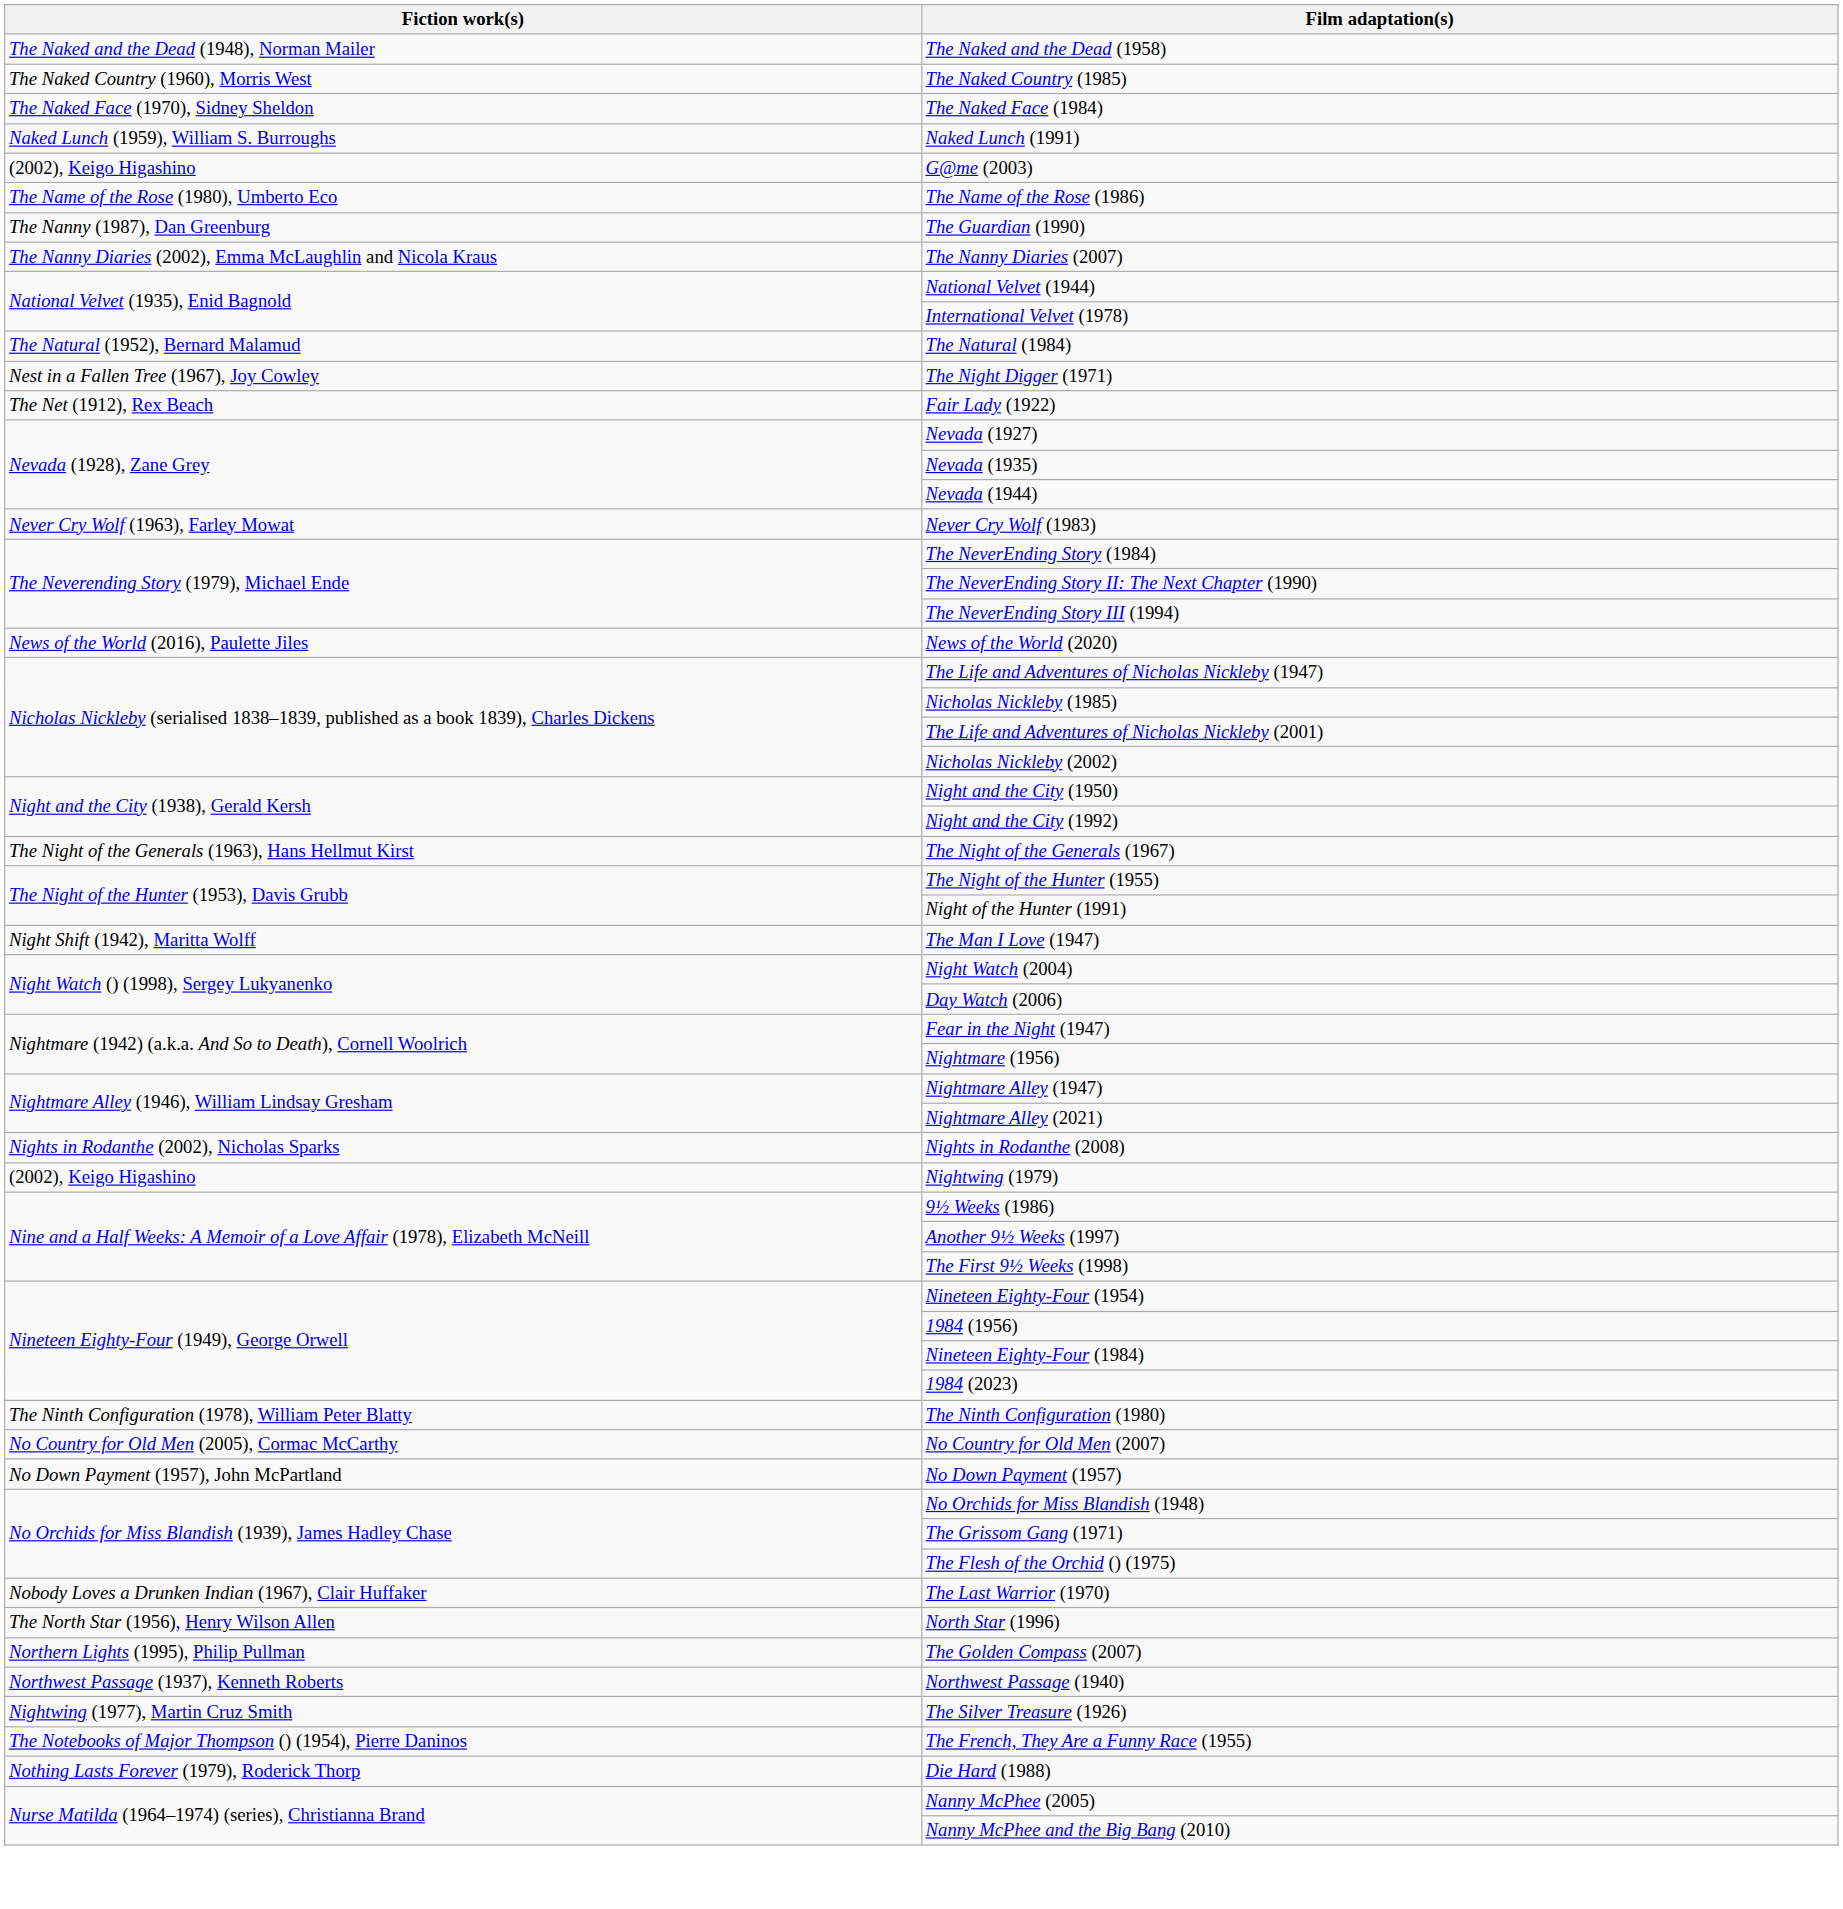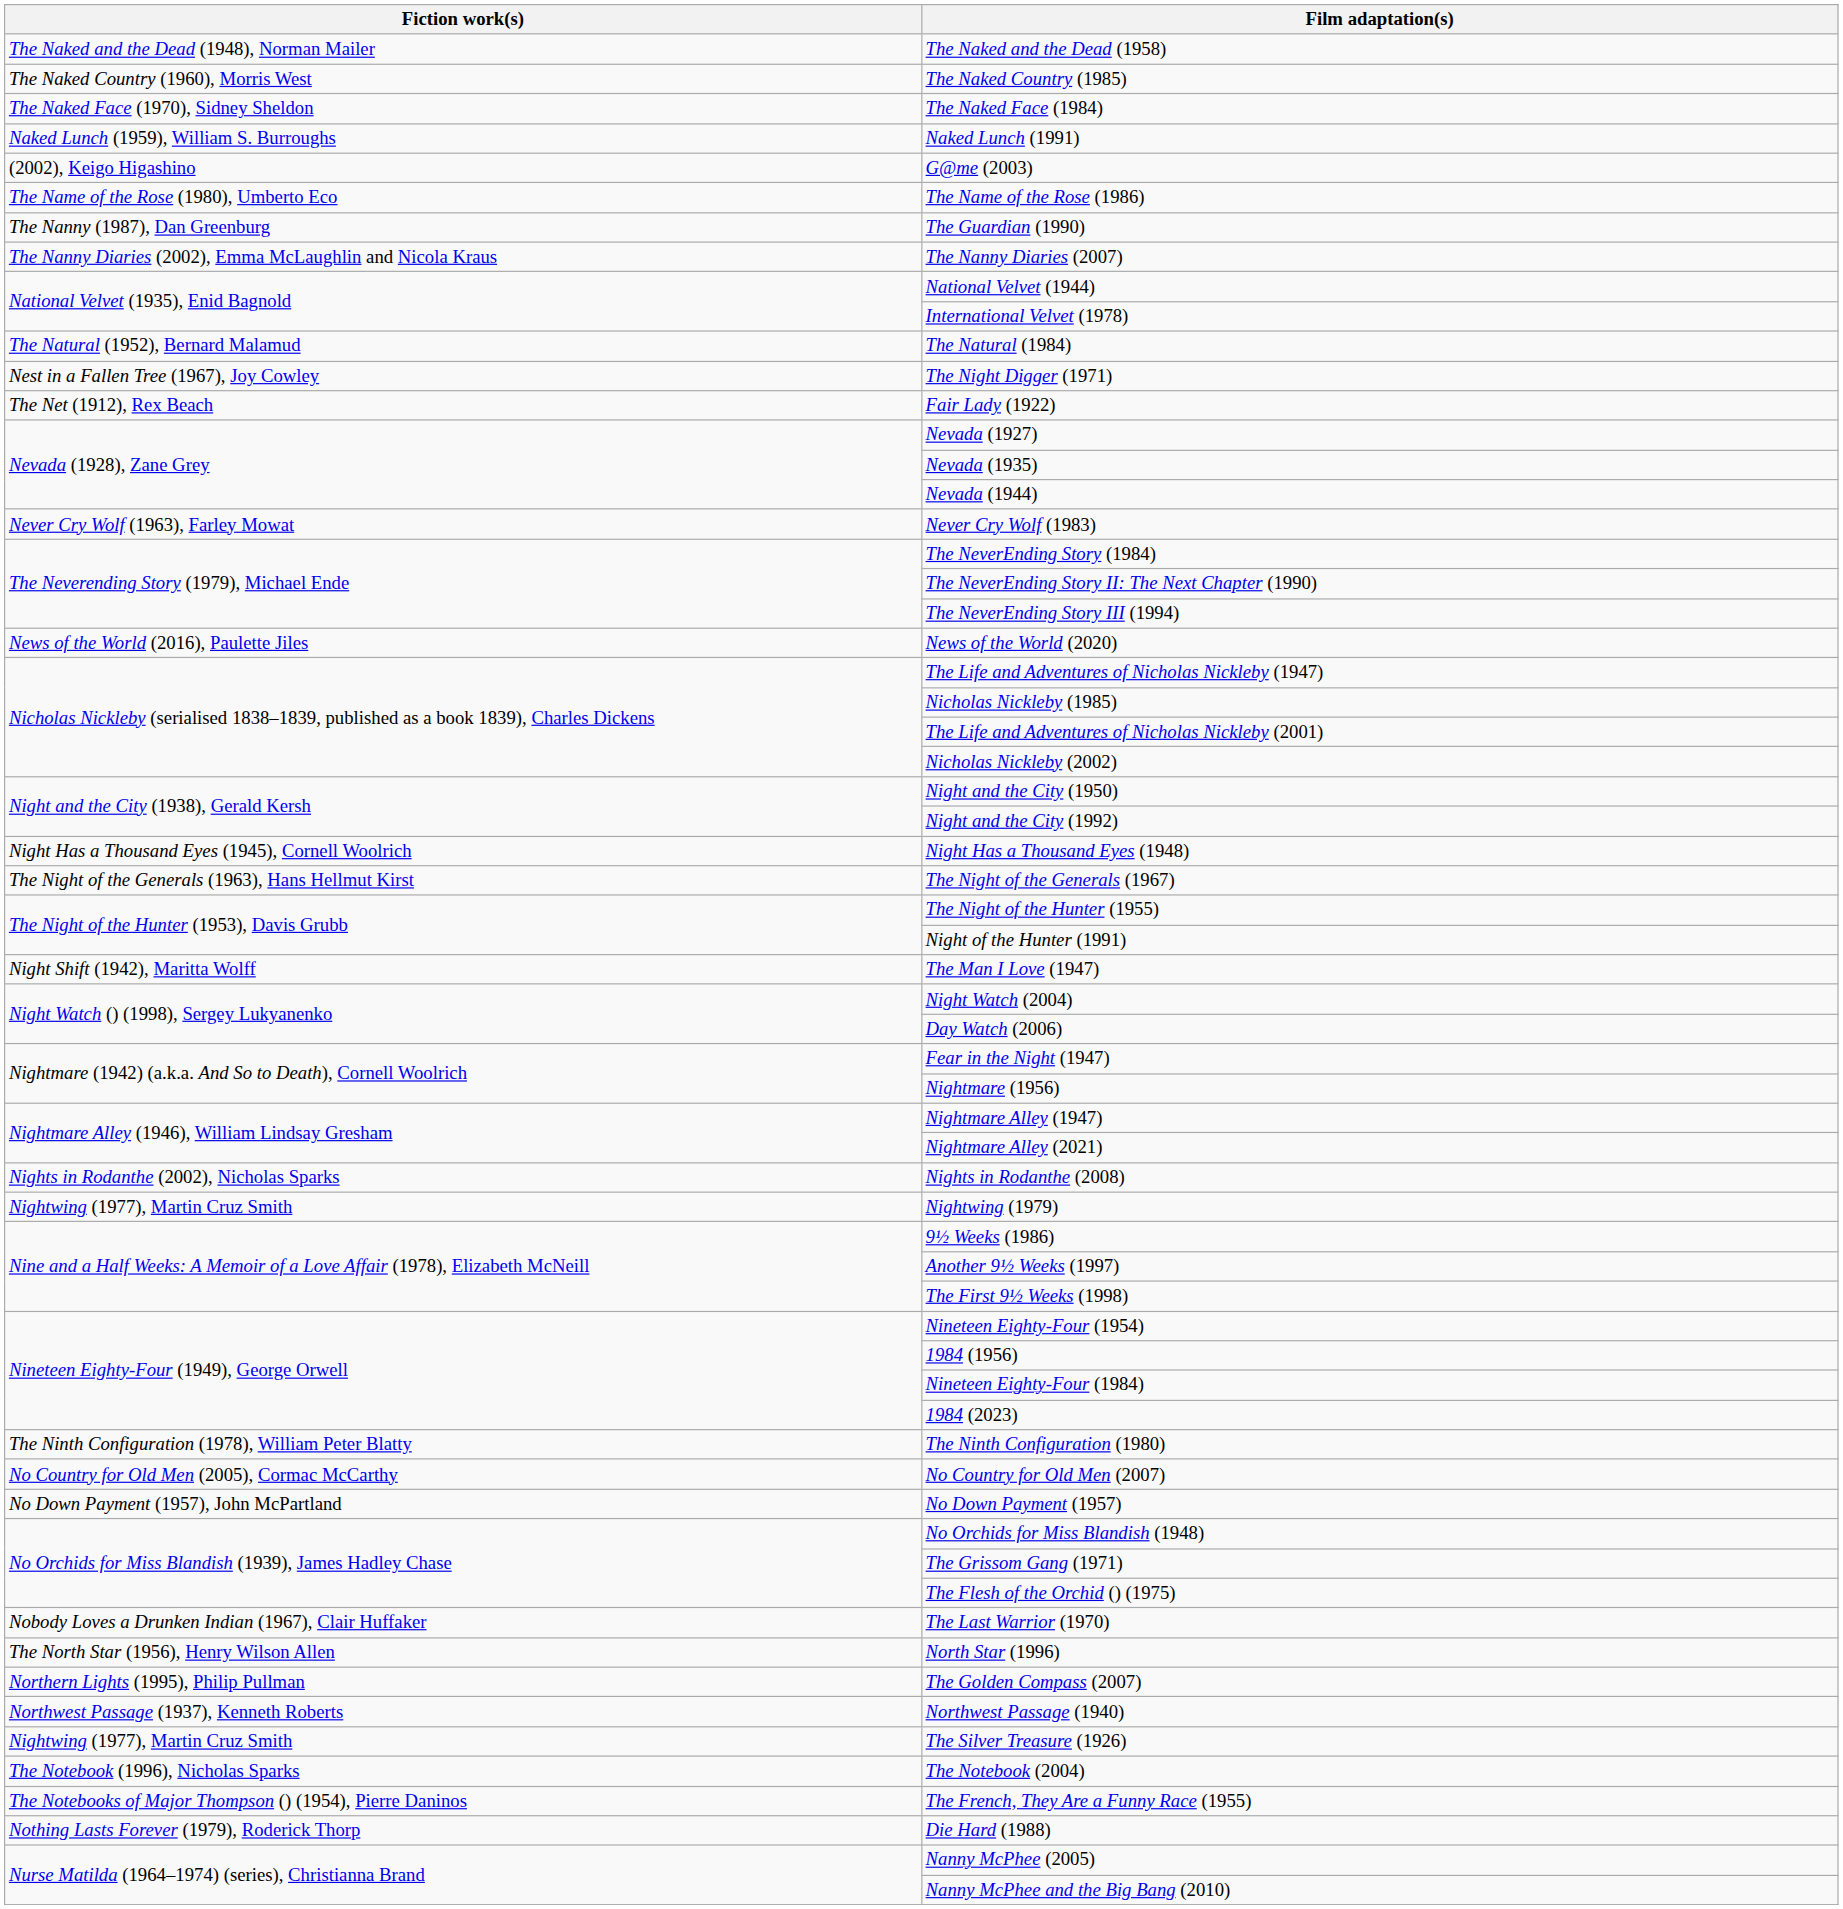+ row: (1057, 850)
(102, 1177) (2002), Keigo Higashino -> (151, 1206) Nightwing (1977), Martin Cruz Smith
+ row: (1005, 1770)
